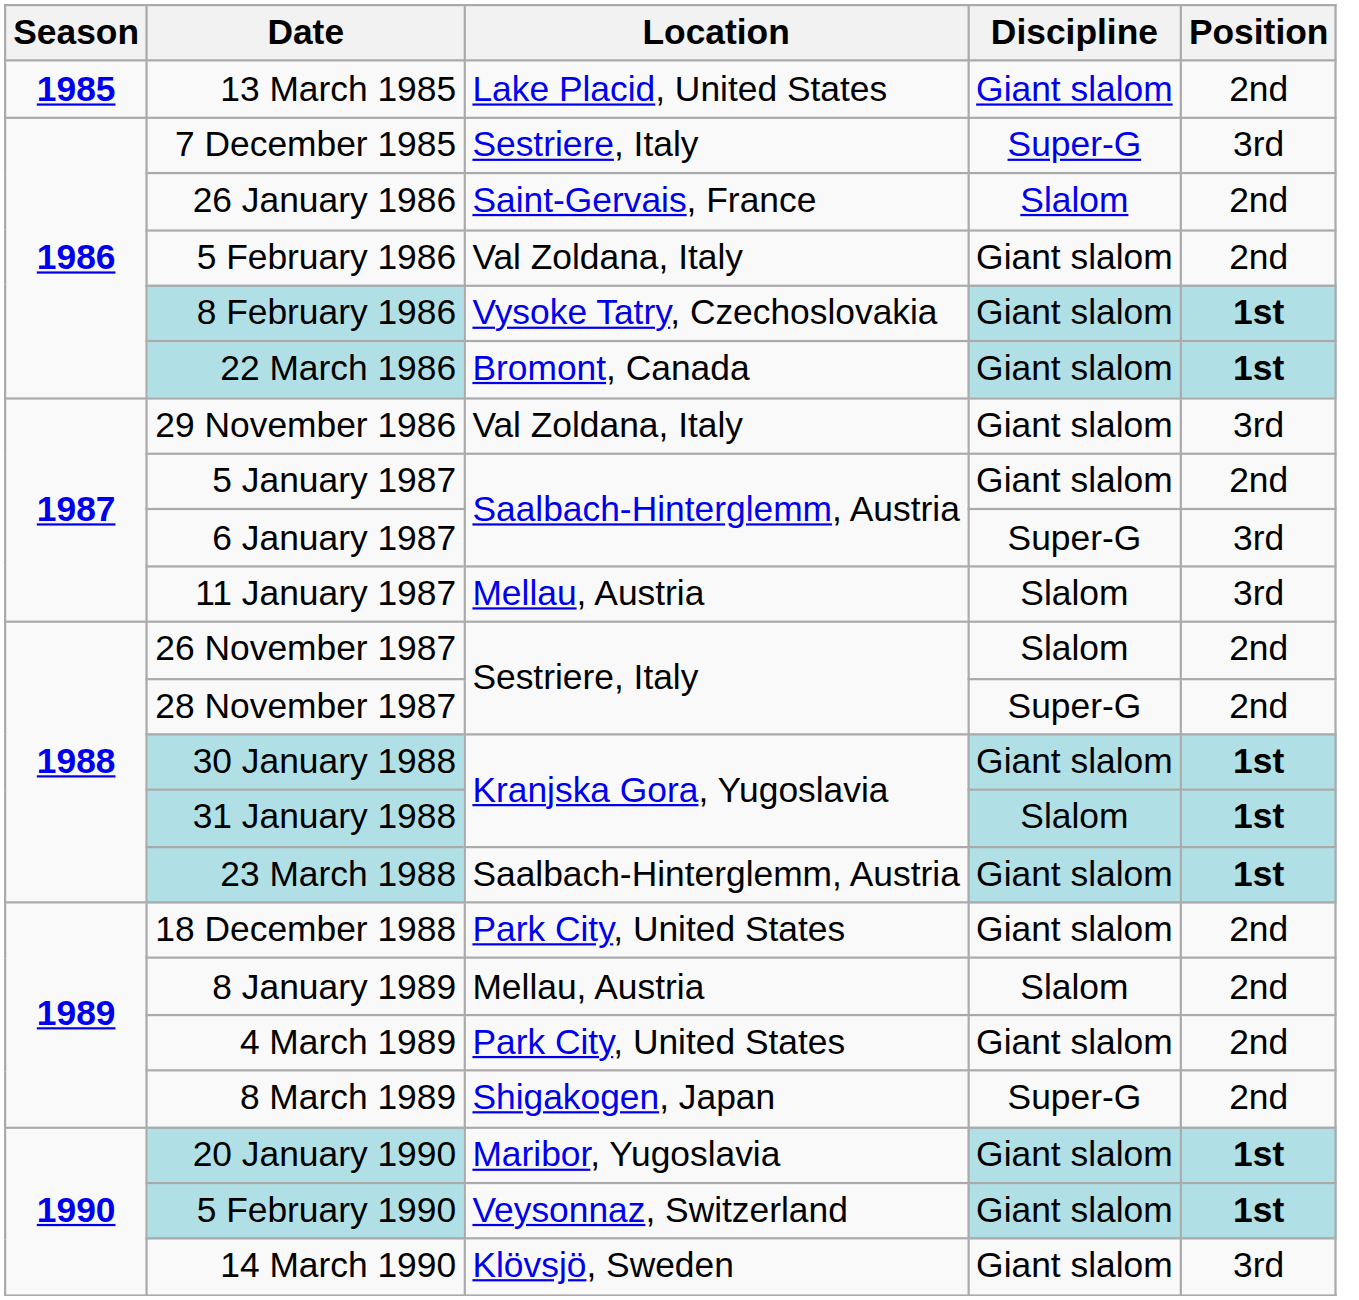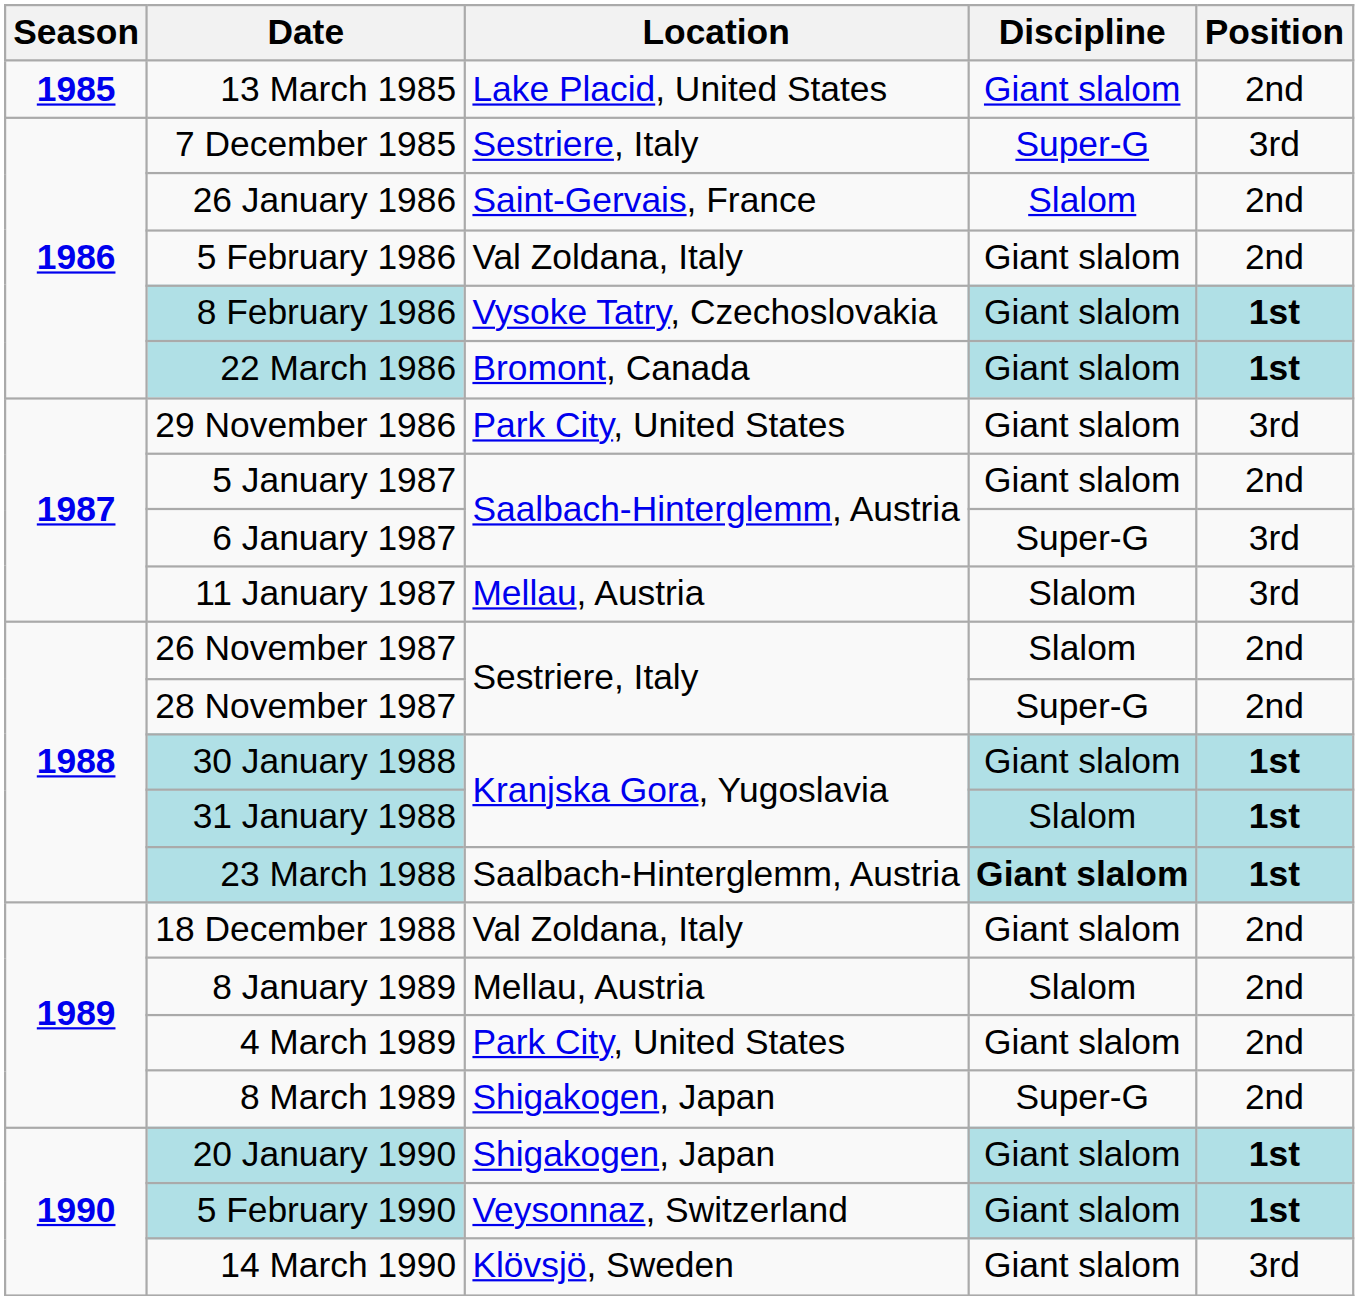(608, 425) Val Zoldana, Italy -> (659, 425) Park City, United States
(1074, 873) normal -> (1082, 873) bold
(659, 929) Park City, United States -> (608, 929) Val Zoldana, Italy
(626, 1154) Maribor, Yugoslavia -> (624, 1154) Shigakogen, Japan
